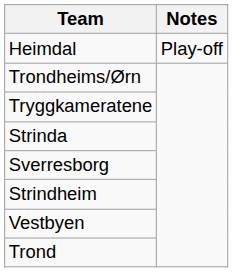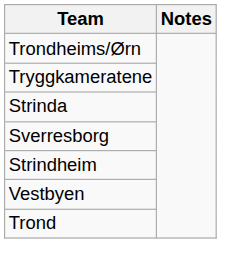- row: (43, 48)
